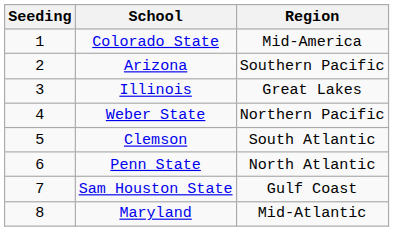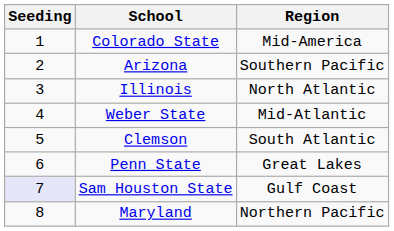(312, 91) Great Lakes -> (312, 91) North Atlantic
(312, 115) Northern Pacific -> (312, 115) Mid-Atlantic
(312, 164) North Atlantic -> (312, 164) Great Lakes
(40, 189) no background -> (40, 189) lavender background
(312, 213) Mid-Atlantic -> (312, 213) Northern Pacific
